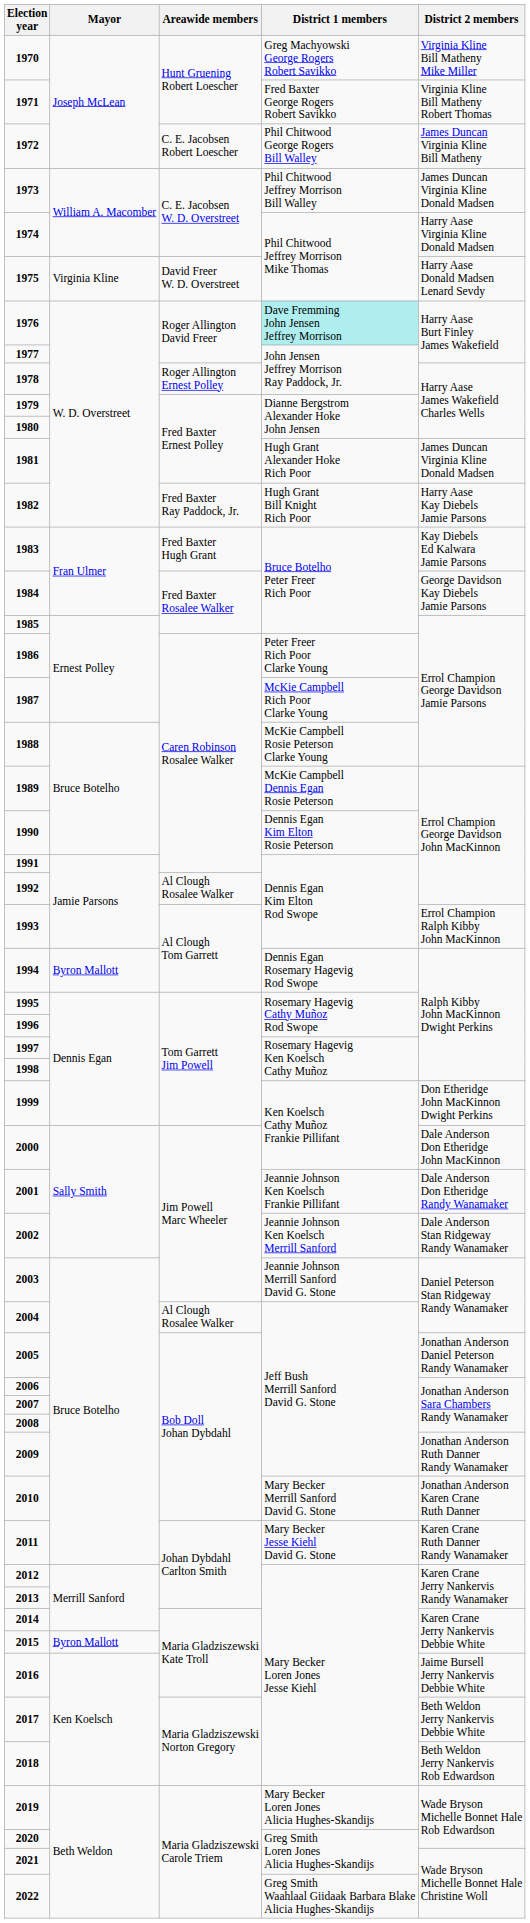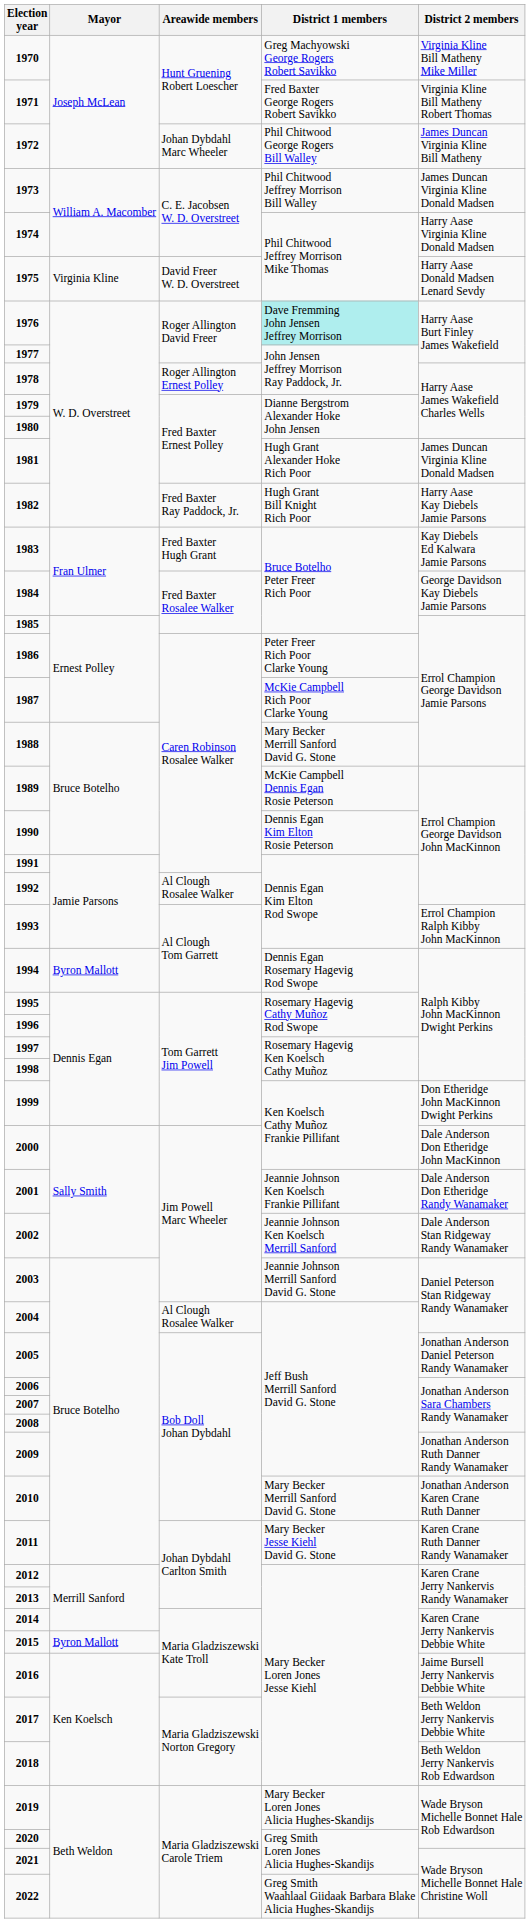(200, 146) C. E. Jacobsen Robert Loescher -> (196, 146) Johan Dybdahl Marc Wheeler
(304, 744) McKie Campbell Rosie Peterson Clarke Young -> (300, 744) Mary Becker Merrill Sanford David G. Stone
